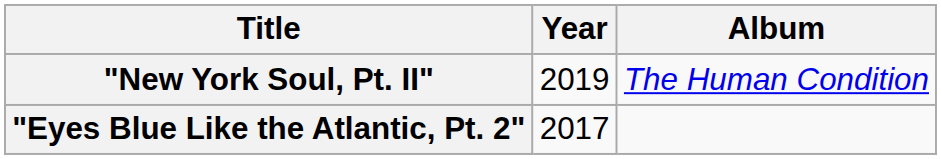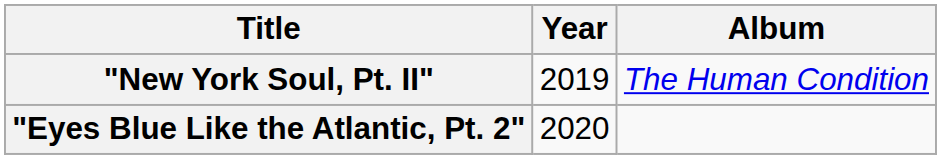(575, 128) 2017 -> (575, 128) 2020
